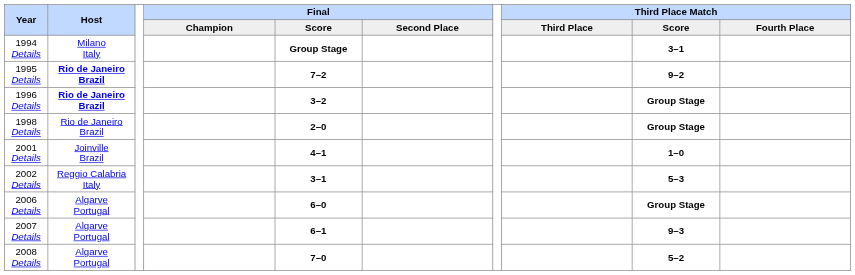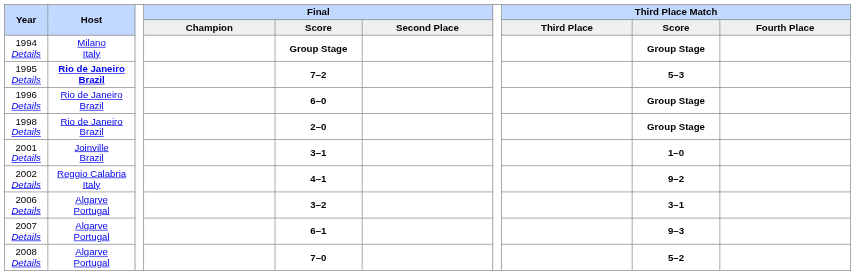(676, 48) 3–1 -> (676, 48) Group Stage
(676, 74) 9–2 -> (676, 74) 5–3
(92, 100) bold -> (92, 100) normal
(318, 100) 3–2 -> (318, 100) 6–0
(318, 153) 4–1 -> (318, 153) 3–1
(318, 179) 3–1 -> (318, 179) 4–1
(676, 179) 5–3 -> (676, 179) 9–2
(318, 205) 6–0 -> (318, 205) 3–2
(676, 205) Group Stage -> (676, 205) 3–1
